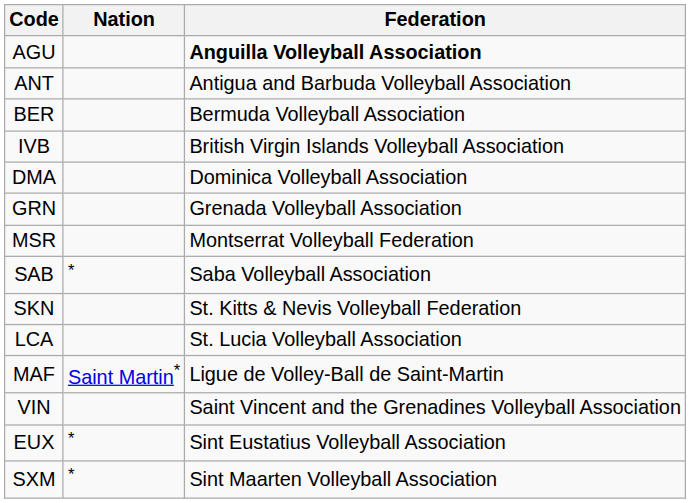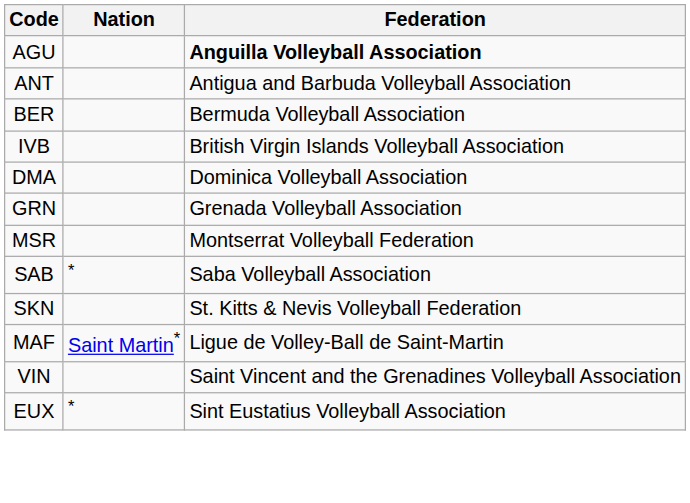- row: (34, 340)
- row: (34, 479)
